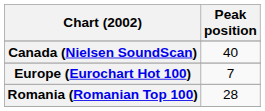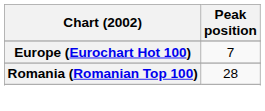- row: (103, 52)
